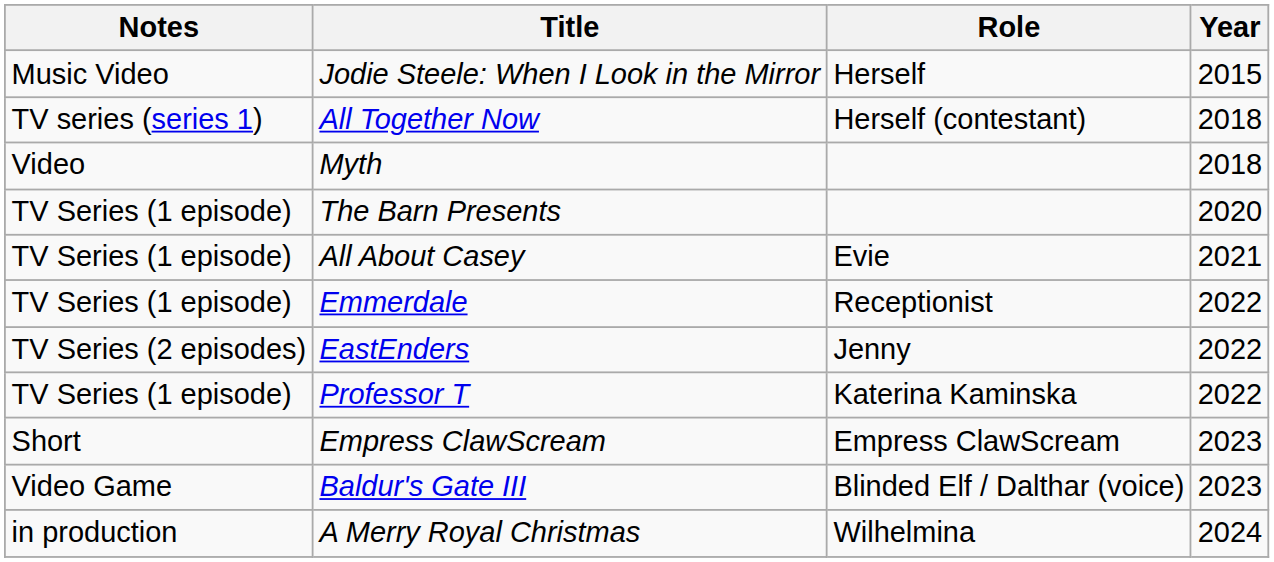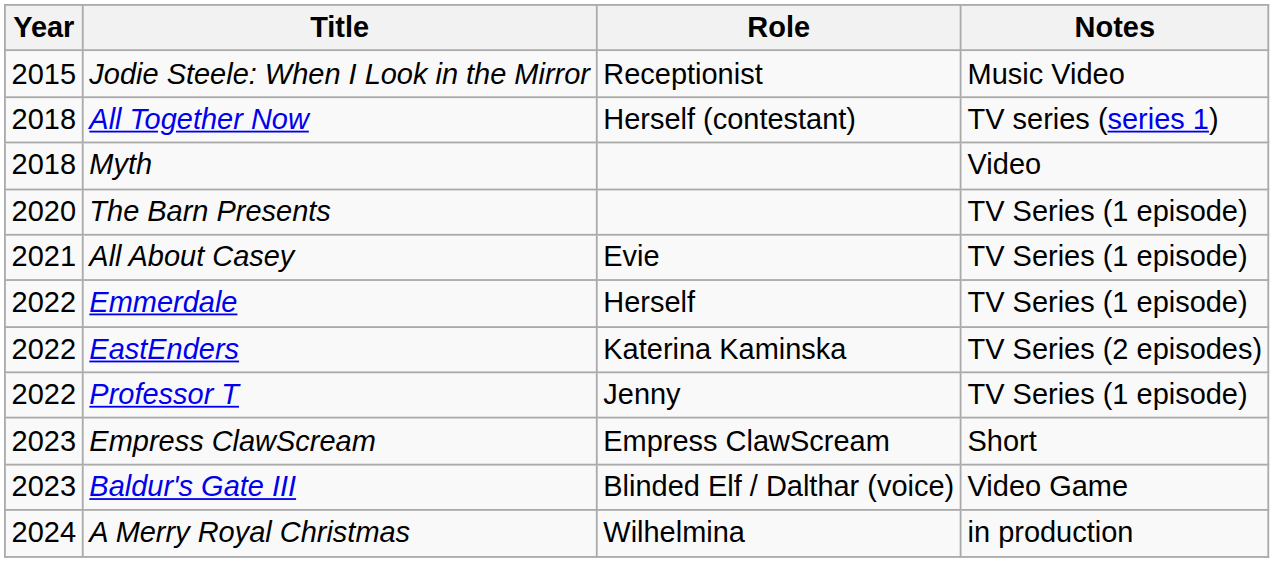columns swapped: (1230, 27) <-> (159, 27)
(879, 73) Herself -> (683, 73) Receptionist
(913, 303) Receptionist -> (649, 303) Herself
(872, 348) Jenny -> (725, 348) Katerina Kaminska
(955, 394) Katerina Kaminska -> (642, 394) Jenny
